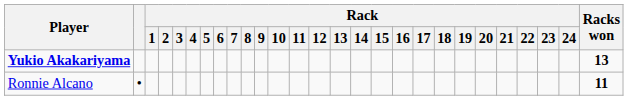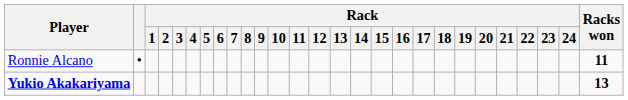rows swapped: (50, 83) <-> (69, 60)
